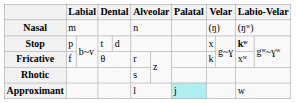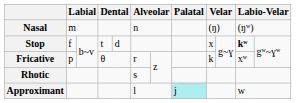(71, 43) p -> (70, 43) f
(70, 59) f -> (71, 59) p
